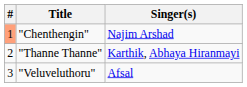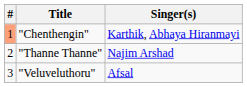(141, 34) Najim Arshad -> (174, 34) Karthik, Abhaya Hiranmayi
(174, 53) Karthik, Abhaya Hiranmayi -> (141, 53) Najim Arshad
